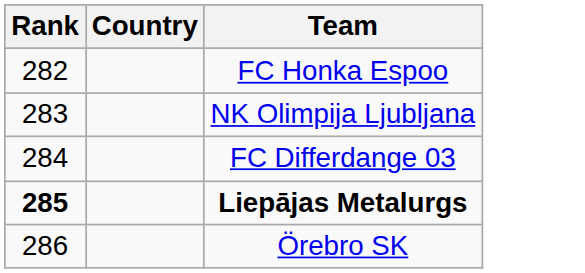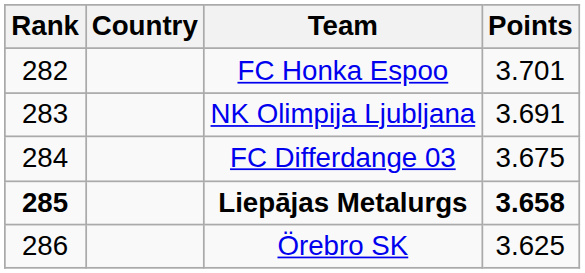+ column: (530, 26)
